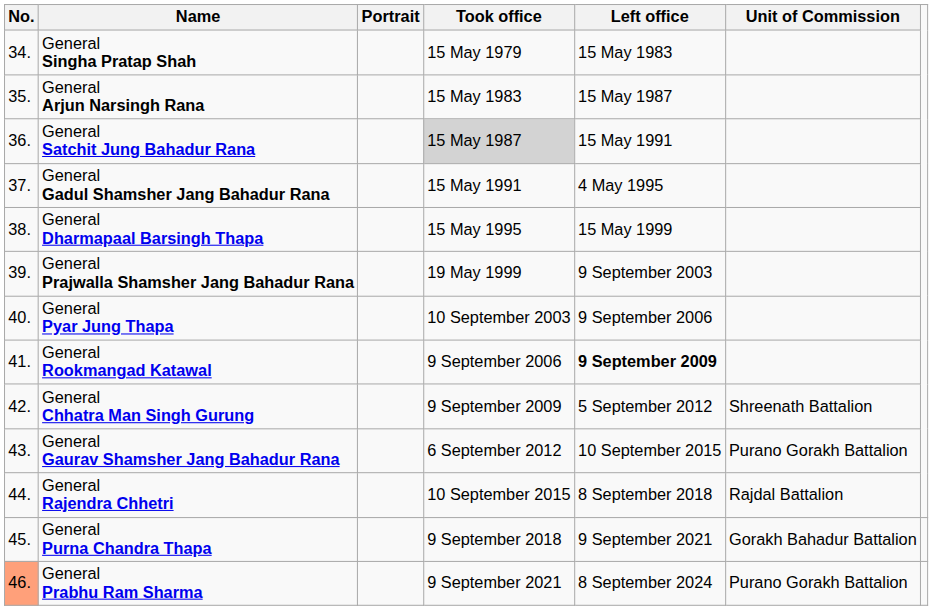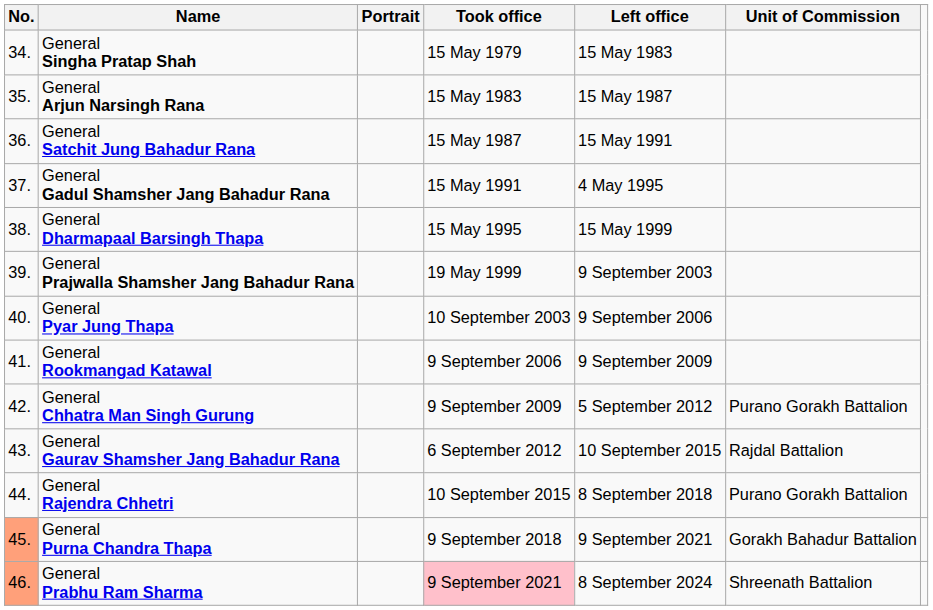(474, 140) lightgrey background -> (474, 140) no background
(647, 362) bold -> (645, 362) normal
(801, 406) Shreenath Battalion -> (818, 406) Purano Gorakh Battalion
(818, 450) Purano Gorakh Battalion -> (786, 450) Rajdal Battalion
(786, 494) Rajdal Battalion -> (818, 494) Purano Gorakh Battalion
(20, 539) no background -> (20, 539) lightsalmon background
(494, 583) no background -> (494, 583) pink background
(818, 583) Purano Gorakh Battalion -> (801, 583) Shreenath Battalion
